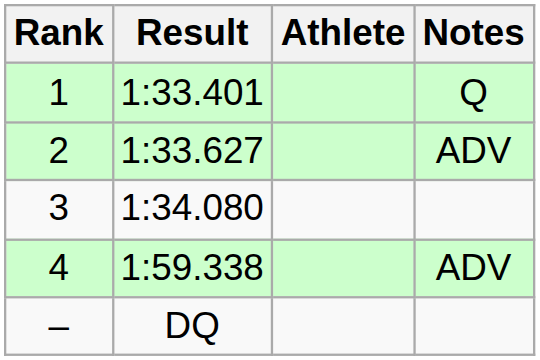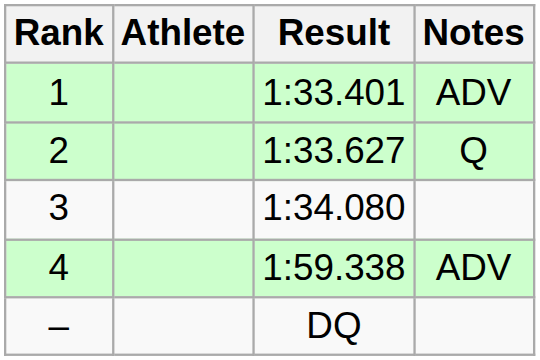columns swapped: (343, 33) <-> (192, 33)
(474, 92) Q -> (474, 92) ADV
(474, 150) ADV -> (474, 150) Q
